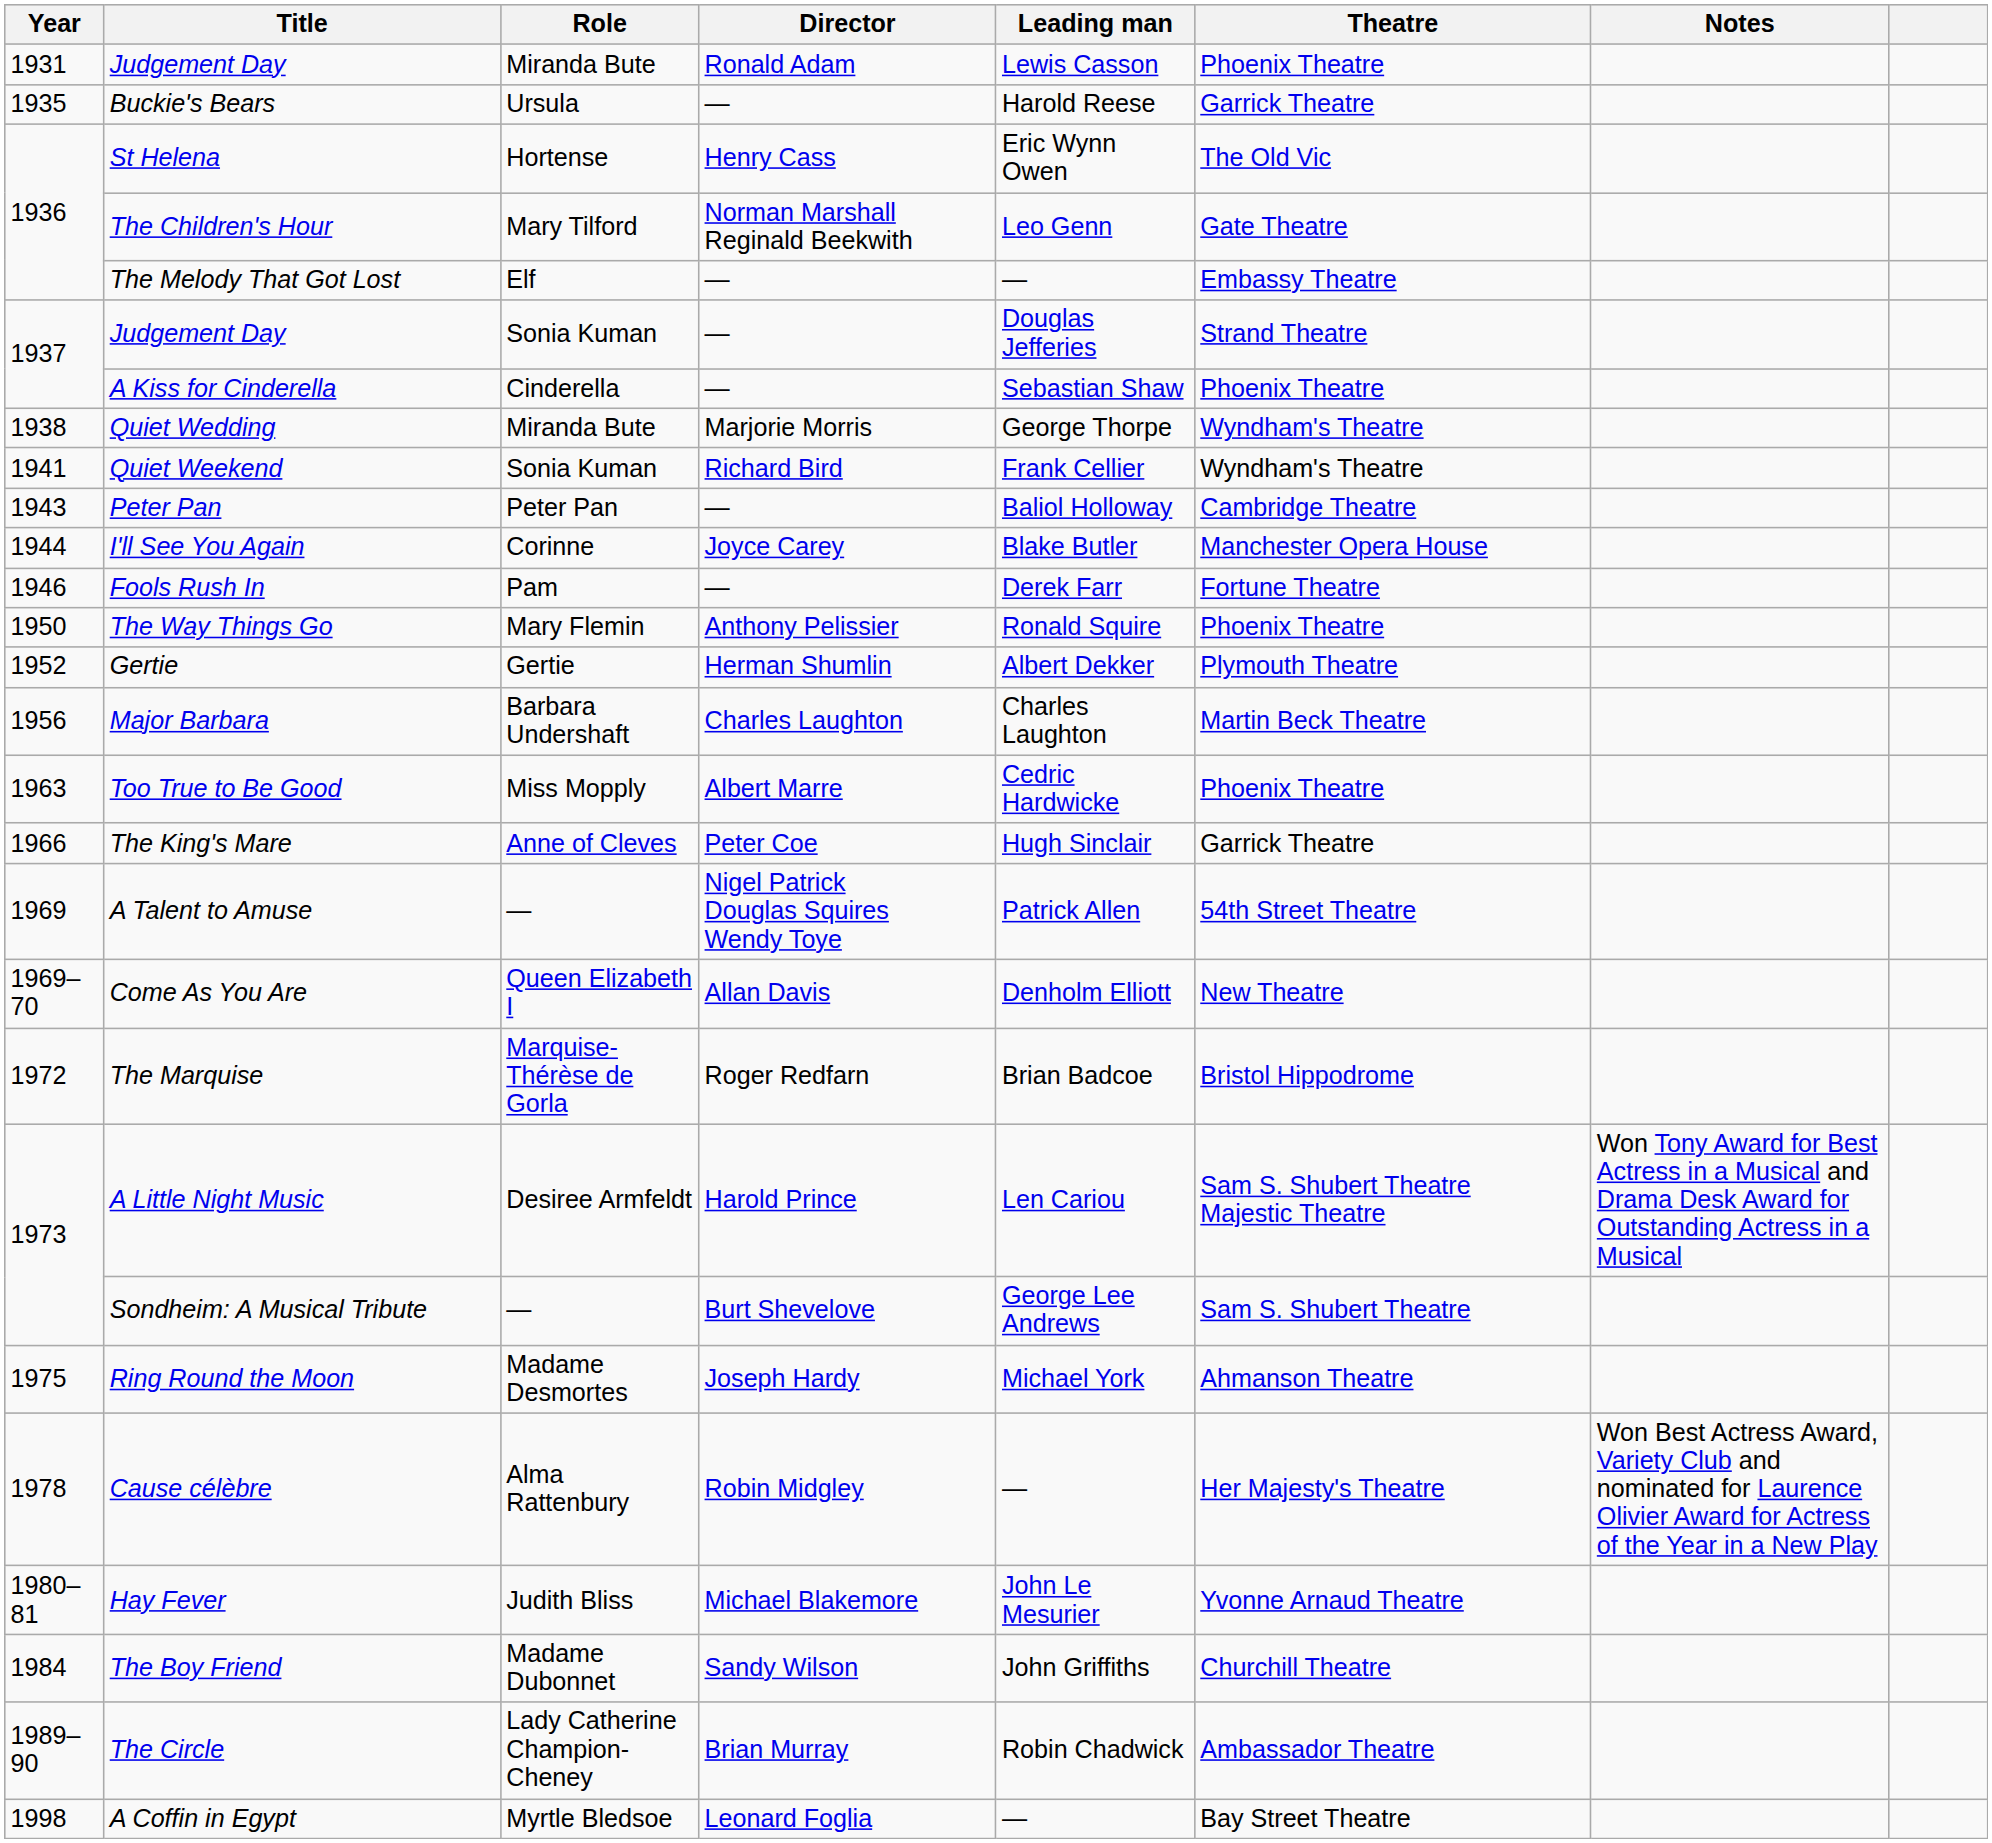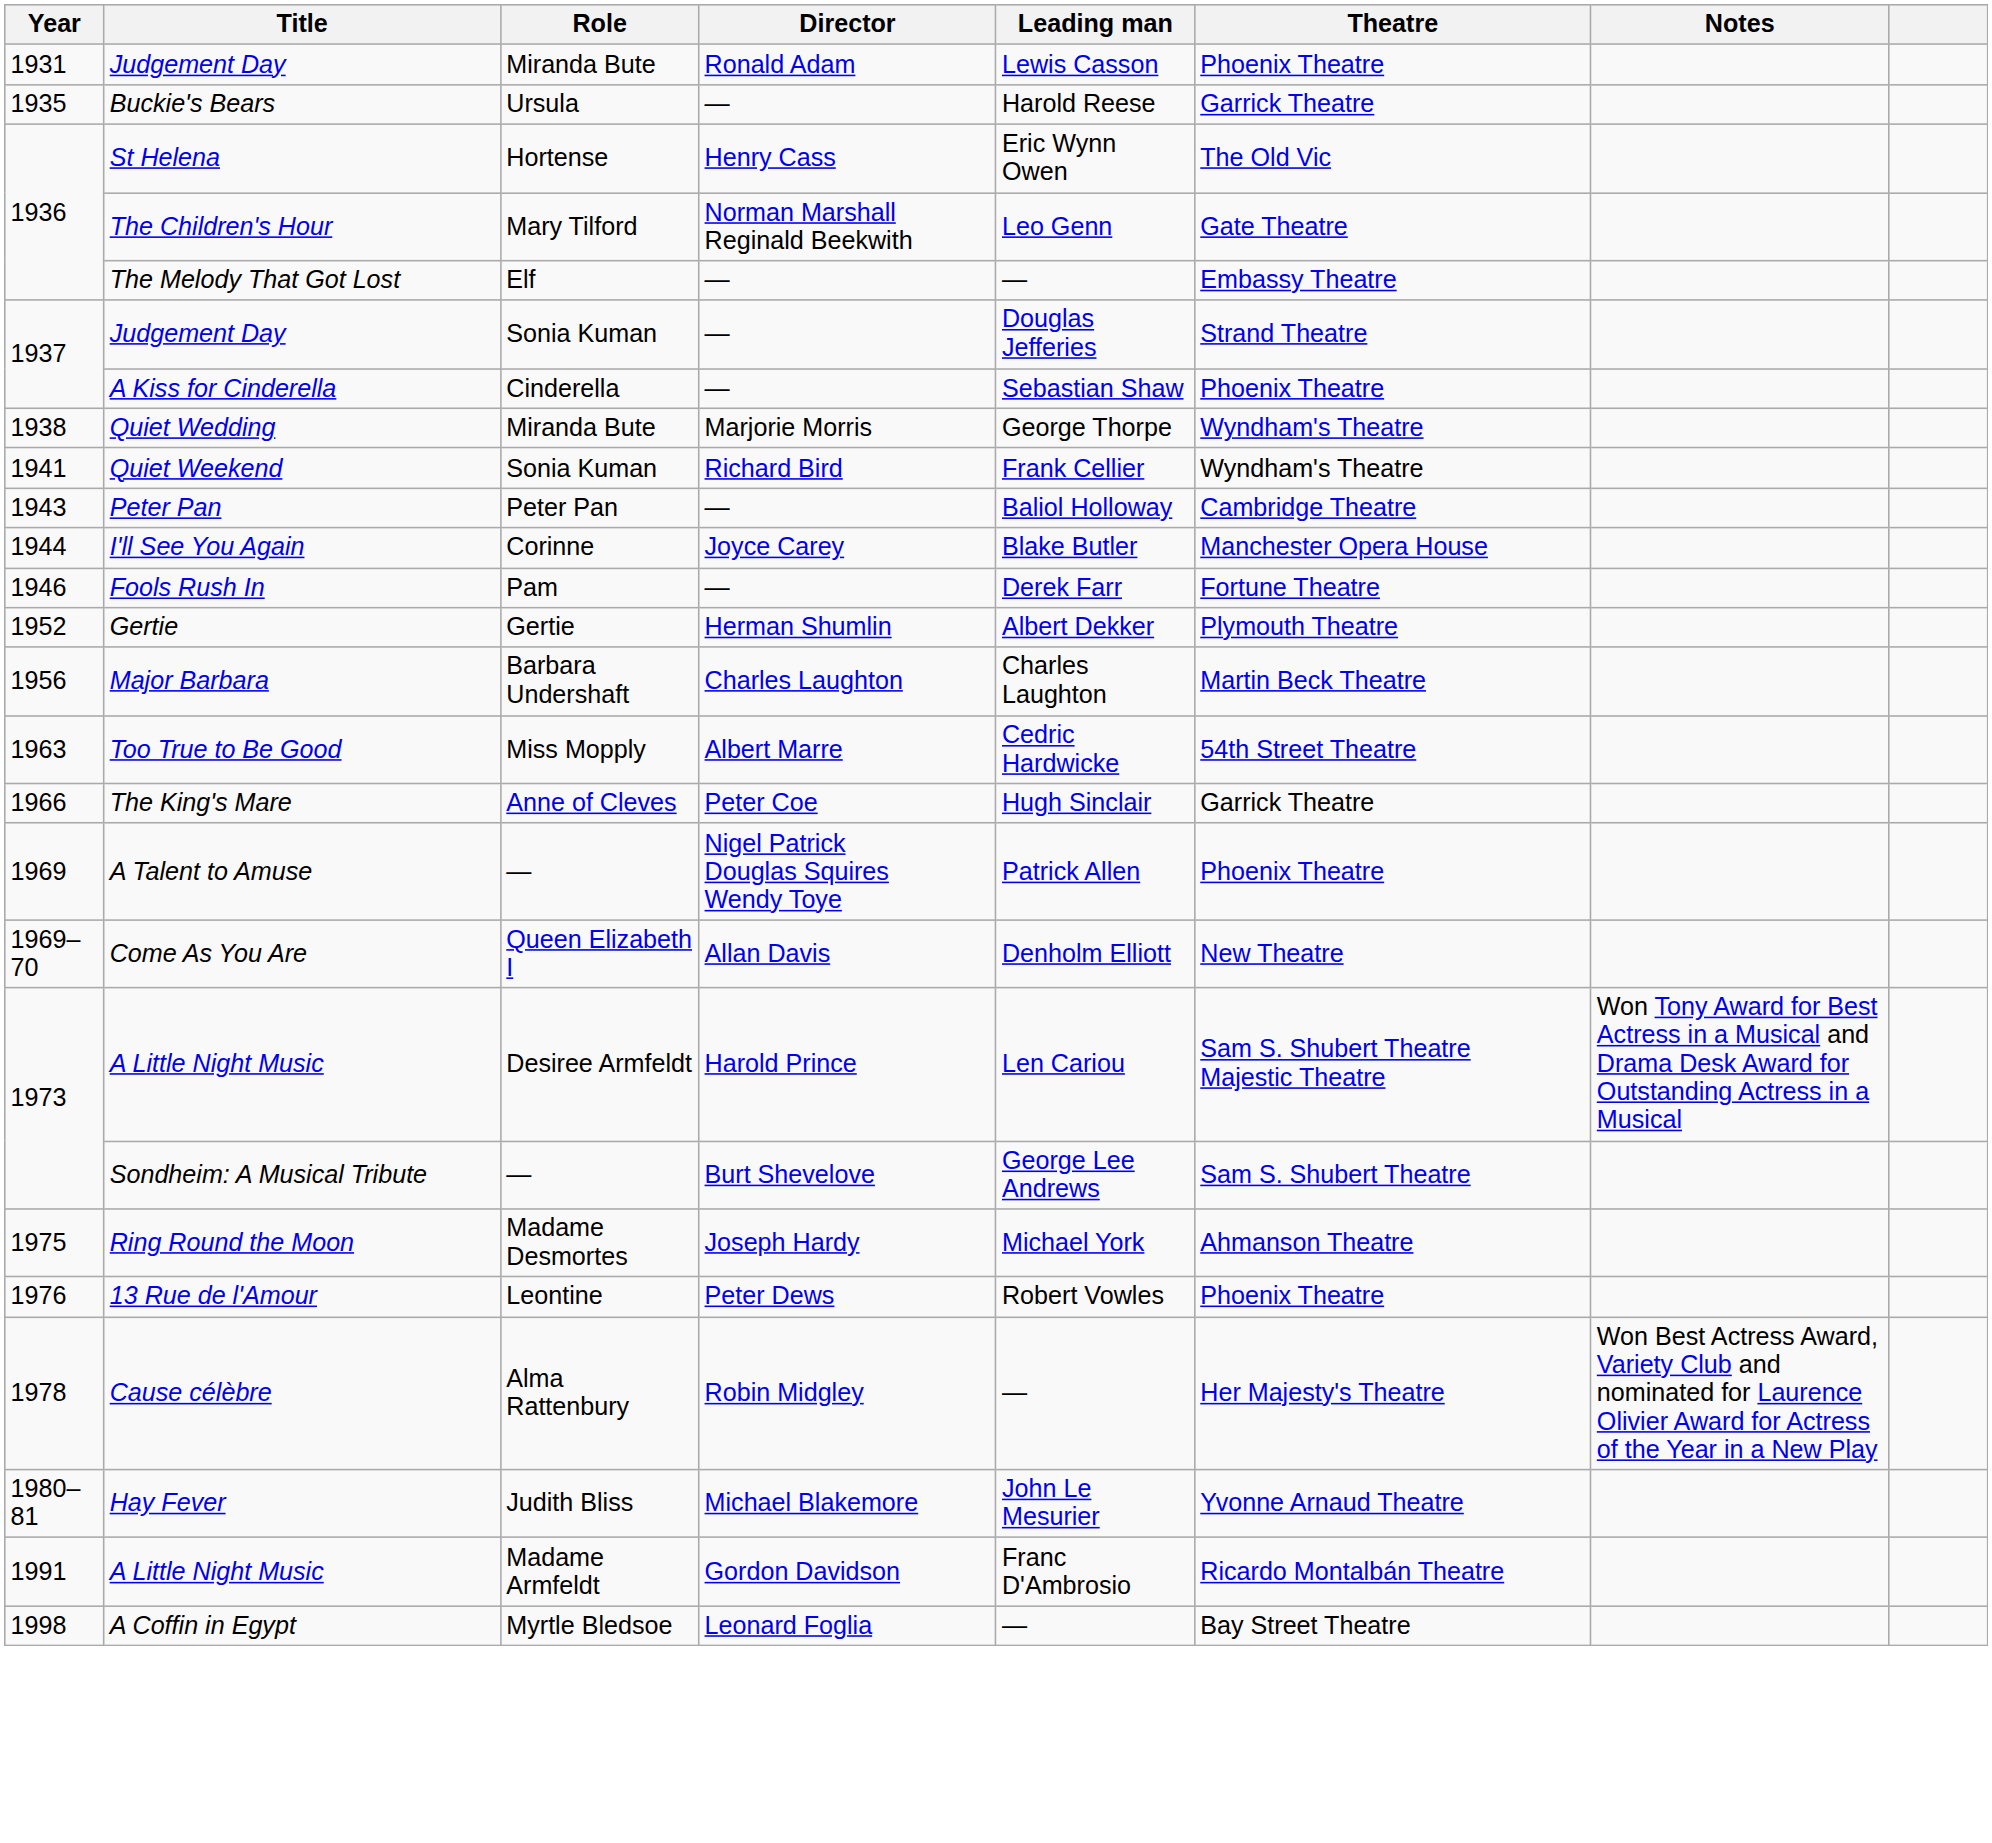- row: (39, 627)
(1292, 789) Phoenix Theatre -> (1308, 749) 54th Street Theatre
(1308, 911) 54th Street Theatre -> (1292, 871) Phoenix Theatre
- row: (39, 1075)
+ row: (39, 1296)
- row: (39, 1667)
- row: (46, 1750)
+ row: (39, 1571)
